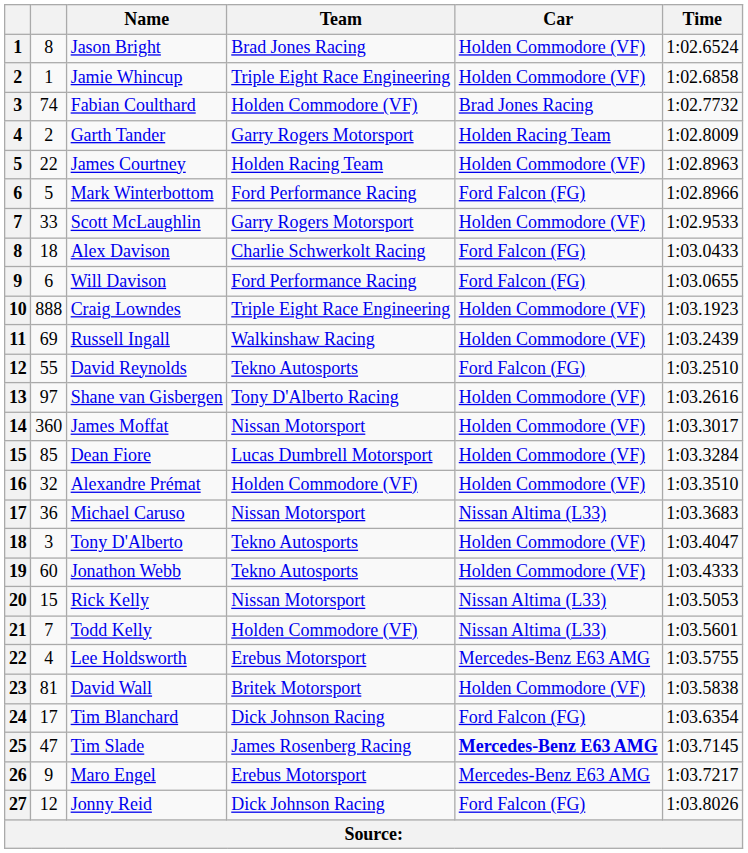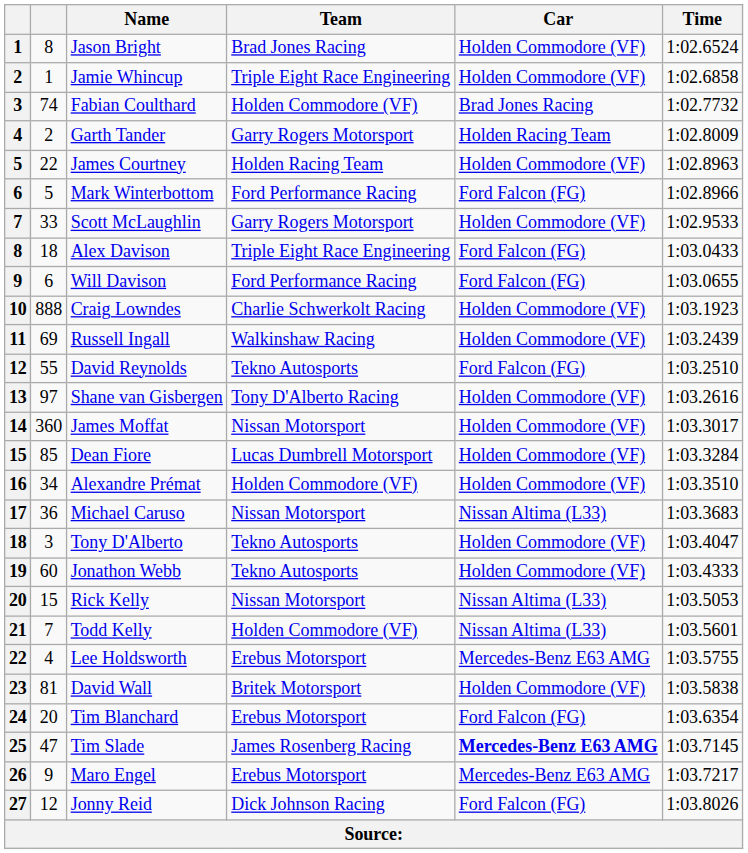(328, 251) Charlie Schwerkolt Racing -> (341, 251) Triple Eight Race Engineering
(341, 310) Triple Eight Race Engineering -> (328, 310) Charlie Schwerkolt Racing
(49, 484) 32 -> (49, 484) 34
(49, 717) 17 -> (49, 717) 20
(308, 717) Dick Johnson Racing -> (299, 717) Erebus Motorsport
